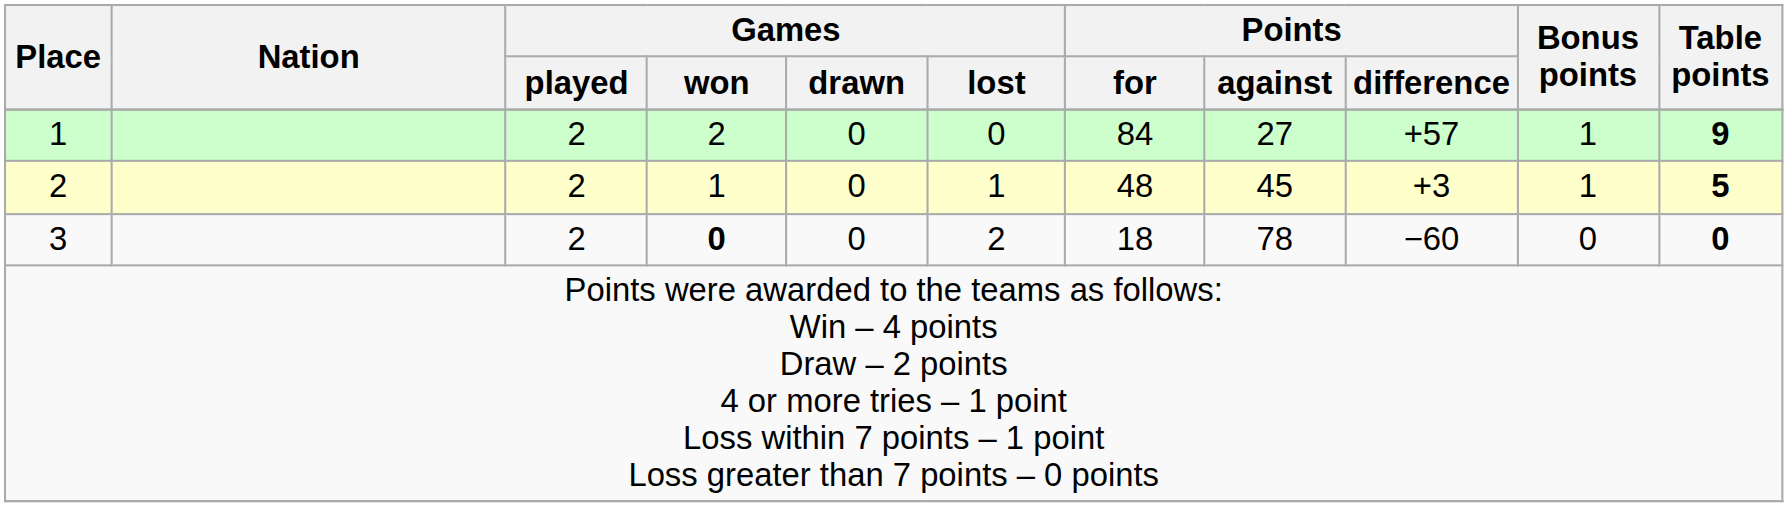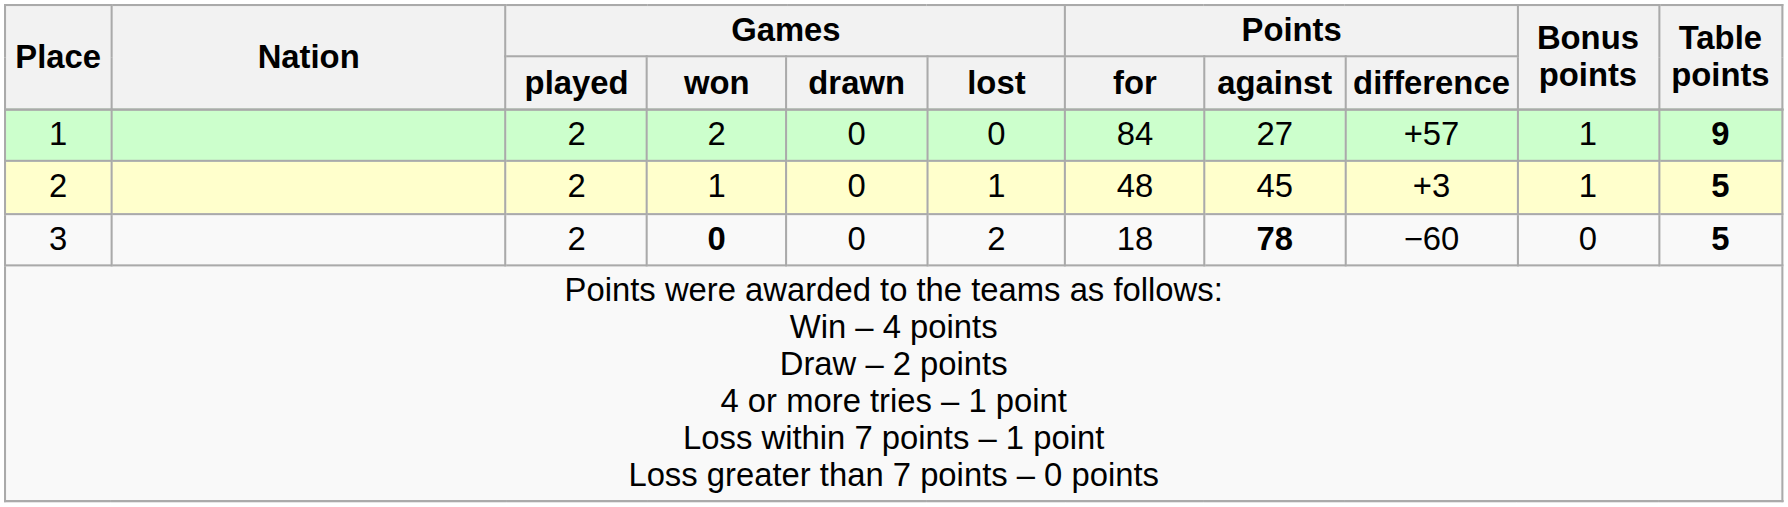(1275, 238) normal -> (1275, 238) bold
(1720, 238) 0 -> (1720, 238) 5
